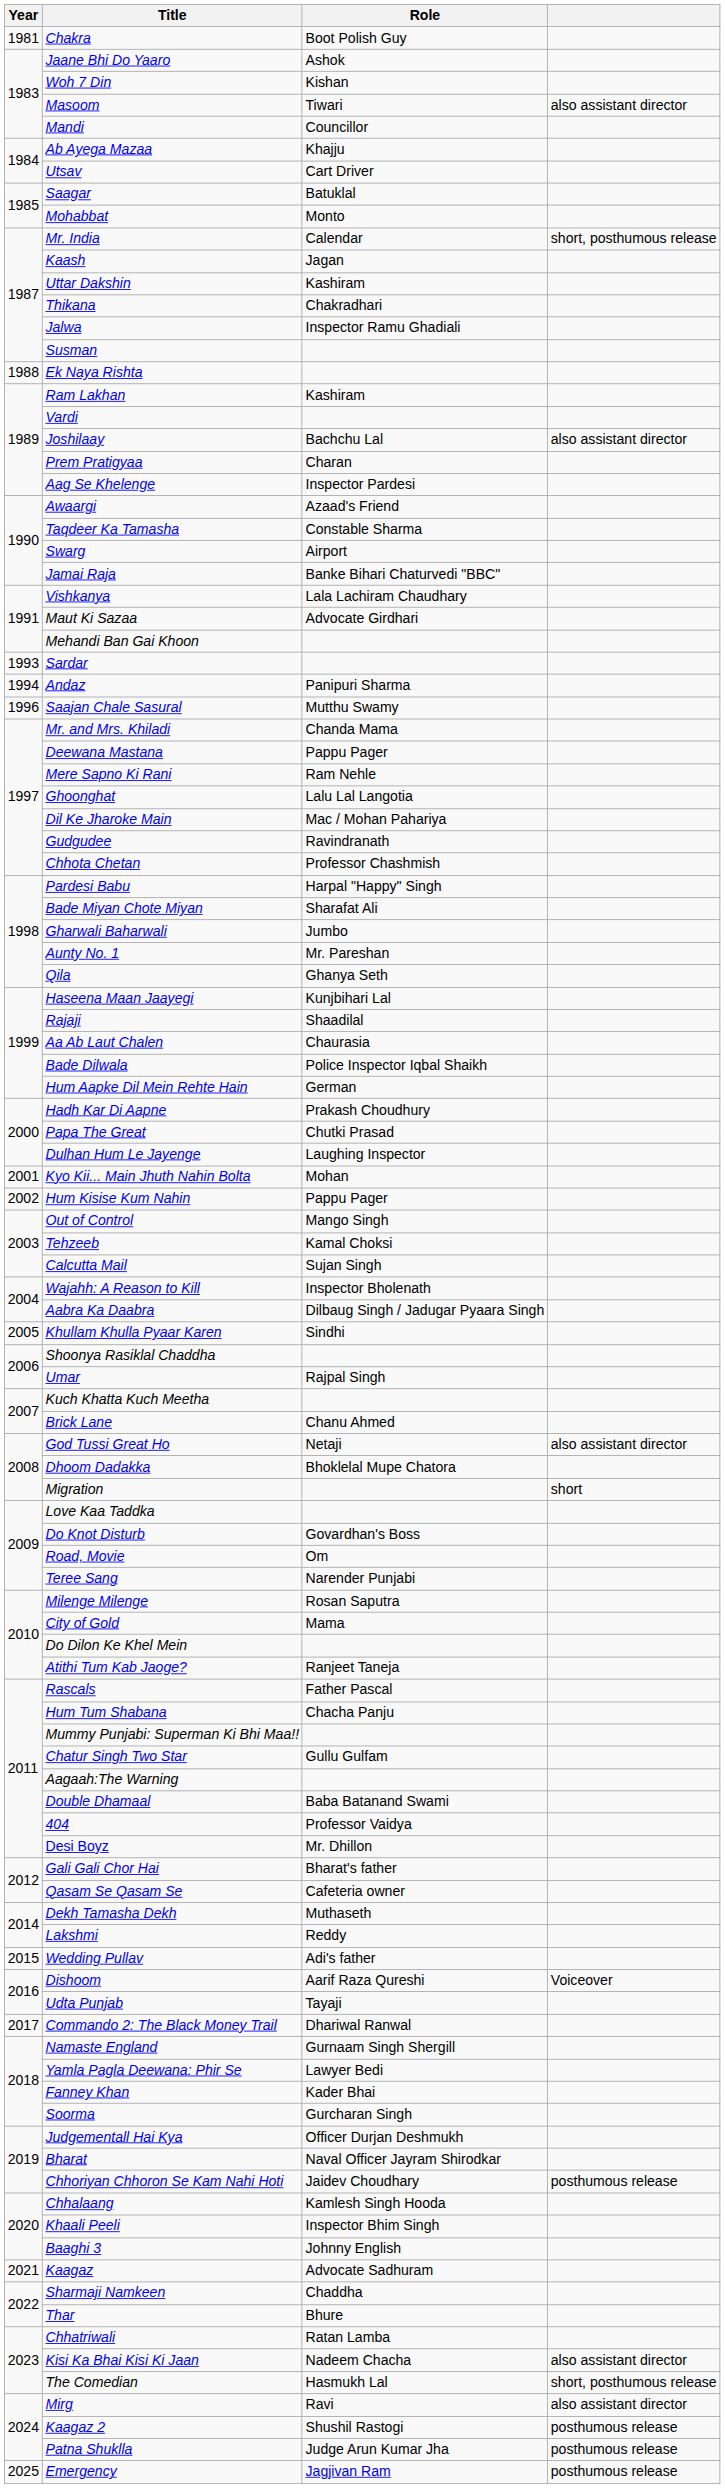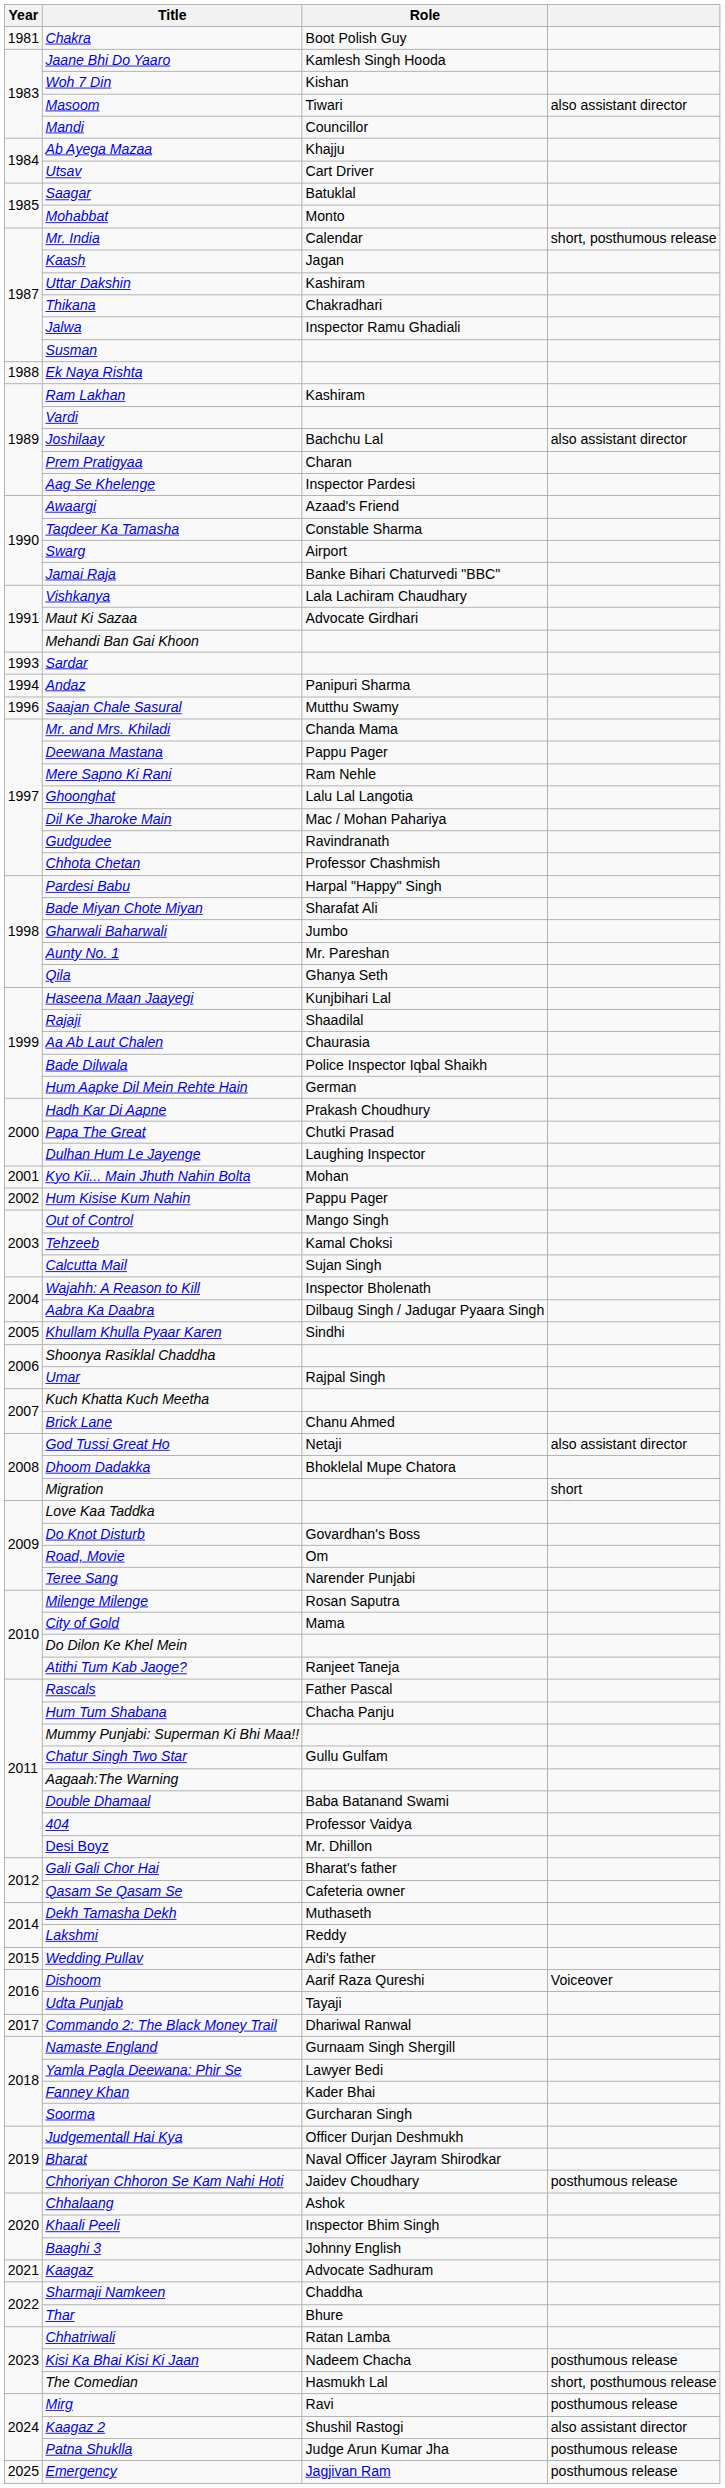(325, 60) Ashok -> (376, 60) Kamlesh Singh Hooda
(376, 2204) Kamlesh Singh Hooda -> (325, 2204) Ashok
(619, 2360) also assistant director -> (614, 2360) posthumous release
(619, 2404) also assistant director -> (614, 2404) posthumous release
(614, 2427) posthumous release -> (619, 2427) also assistant director
